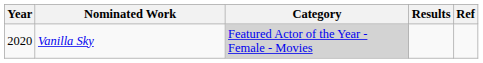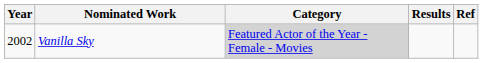(20, 41) 2020 -> (20, 41) 2002
